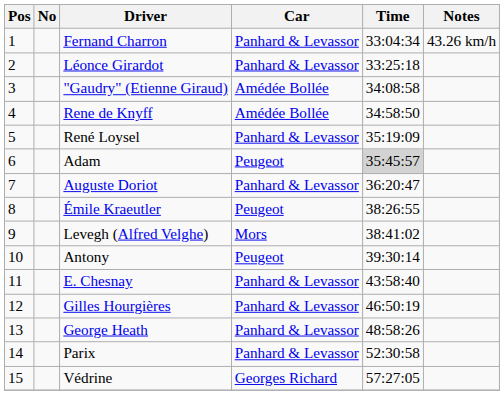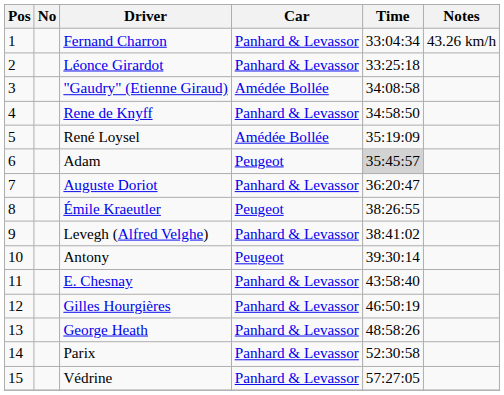(282, 112) Amédée Bollée -> (297, 112) Panhard & Levassor
(297, 137) Panhard & Levassor -> (282, 137) Amédée Bollée
(251, 233) Mors -> (297, 233) Panhard & Levassor
(286, 378) Georges Richard -> (297, 378) Panhard & Levassor
